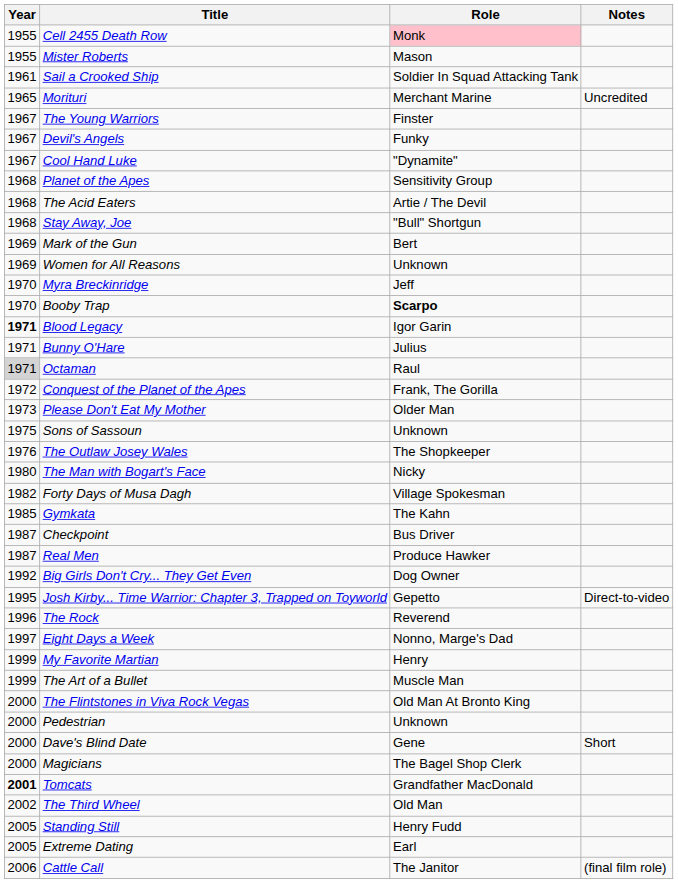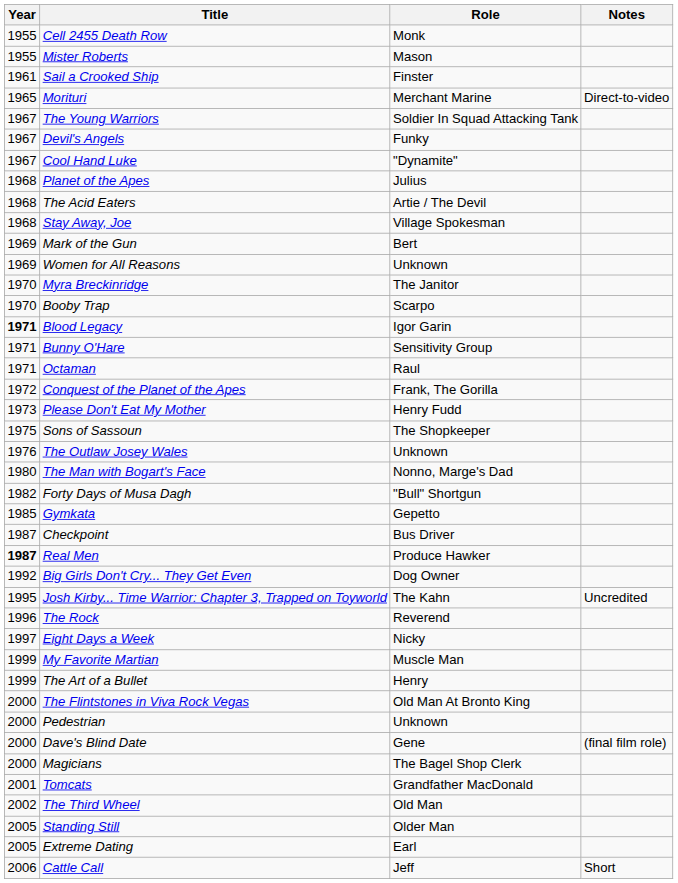(409, 35) pink background -> (409, 35) no background
(486, 77) Soldier In Squad Attacking Tank -> (413, 77) Finster
(616, 98) Uncredited -> (627, 98) Direct-to-video
(413, 118) Finster -> (486, 118) Soldier In Squad Attacking Tank
(443, 181) Sensitivity Group -> (410, 181) Julius
(437, 222) "Bull" Shortgun -> (449, 222) Village Spokesman
(403, 285) Jeff -> (426, 285) The Janitor
(415, 306) bold -> (414, 306) normal
(410, 347) Julius -> (443, 347) Sensitivity Group
(22, 368) lightgrey background -> (22, 368) no background
(424, 410) Older Man -> (427, 410) Henry Fudd
(420, 431) Unknown -> (442, 431) The Shopkeeper
(442, 451) The Shopkeeper -> (420, 451) Unknown
(409, 472) Nicky -> (453, 472) Nonno, Marge's Dad
(449, 493) Village Spokesman -> (437, 493) "Bull" Shortgun
(421, 514) The Kahn -> (416, 514) Gepetto
(22, 555) normal -> (22, 555) bold
(416, 597) Gepetto -> (421, 597) The Kahn
(627, 597) Direct-to-video -> (616, 597) Uncredited
(453, 639) Nonno, Marge's Dad -> (409, 639) Nicky
(411, 659) Henry -> (428, 659) Muscle Man
(428, 680) Muscle Man -> (411, 680) Henry
(600, 743) Short -> (625, 743) (final film role)
(22, 784) bold -> (22, 784) normal
(427, 826) Henry Fudd -> (424, 826) Older Man
(426, 868) The Janitor -> (403, 868) Jeff
(625, 868) (final film role) -> (600, 868) Short
